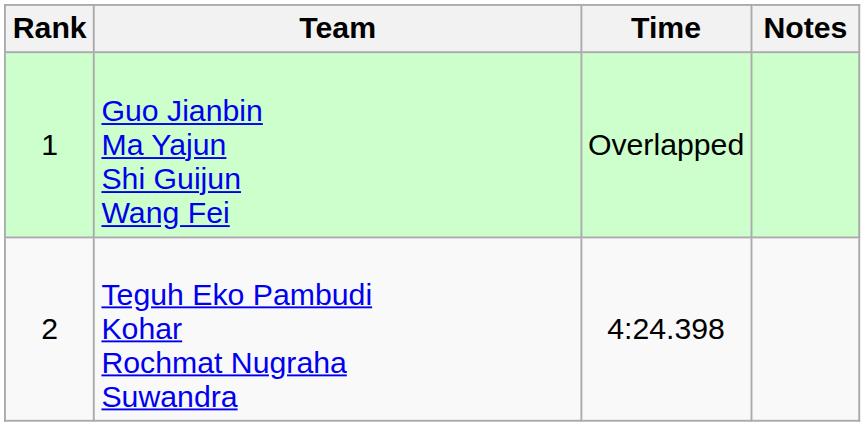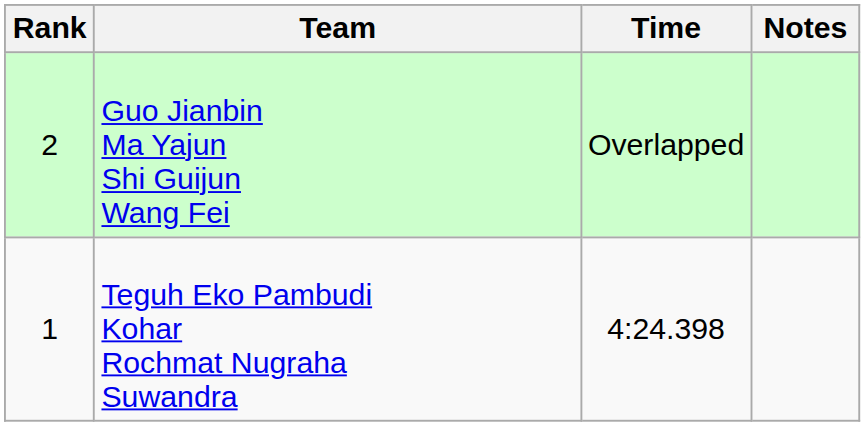(50, 144) 1 -> (50, 144) 2
(50, 328) 2 -> (50, 328) 1
